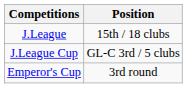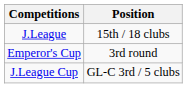rows swapped: (44, 72) <-> (44, 53)
